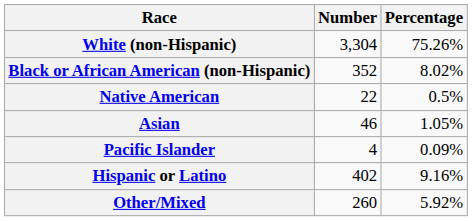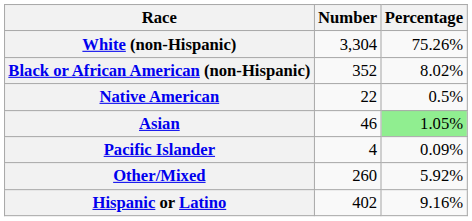(442, 123) no background -> (442, 123) lightgreen background
rows swapped: (159, 202) <-> (159, 176)
